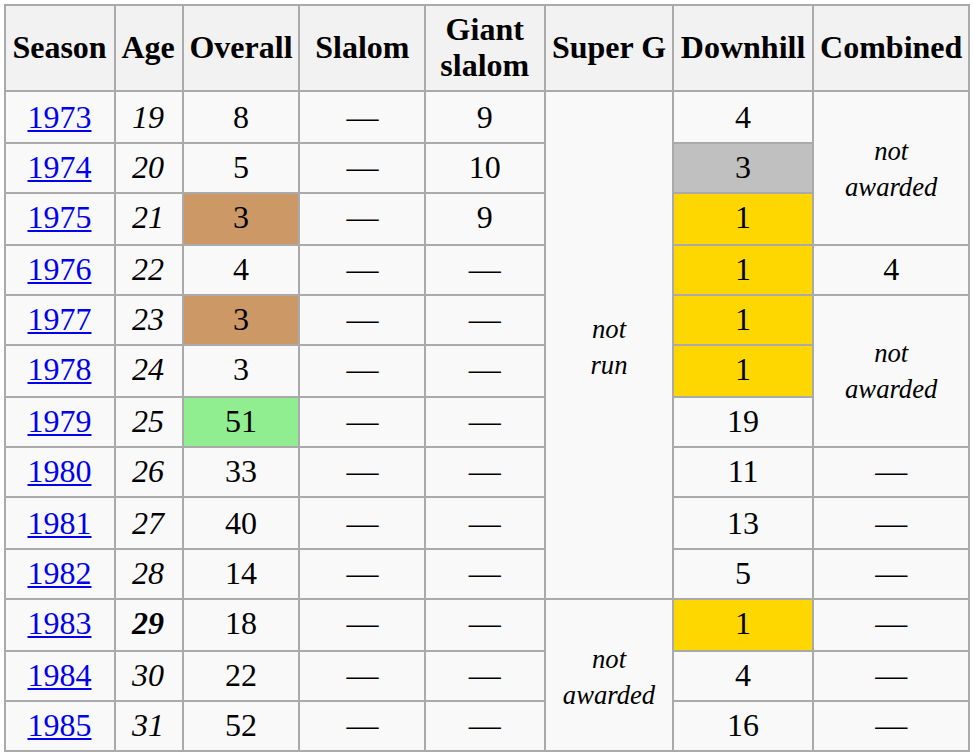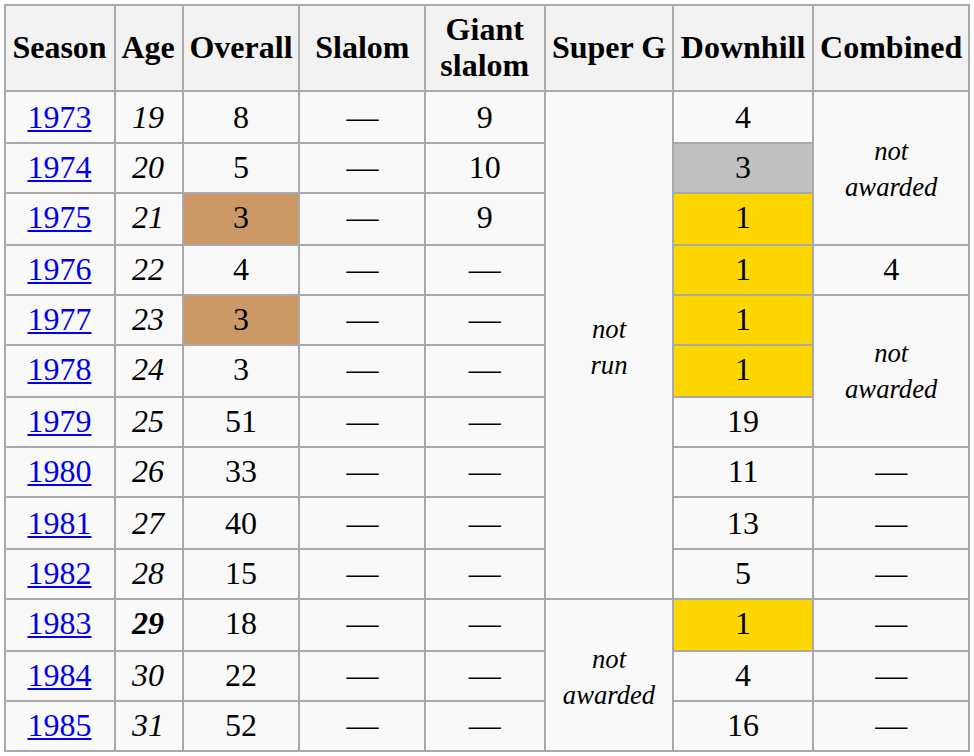(241, 421) lightgreen background -> (241, 421) no background
(241, 573) 14 -> (241, 573) 15
